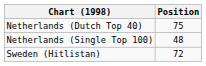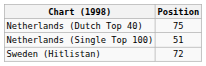(178, 40) 48 -> (178, 40) 51
